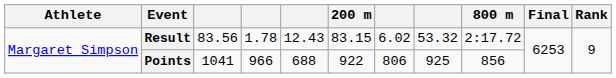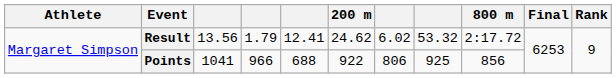(218, 38) 83.56 -> (218, 38) 13.56
(261, 38) 1.78 -> (261, 38) 1.79
(304, 38) 12.43 -> (304, 38) 12.41
(351, 38) 83.15 -> (351, 38) 24.62
